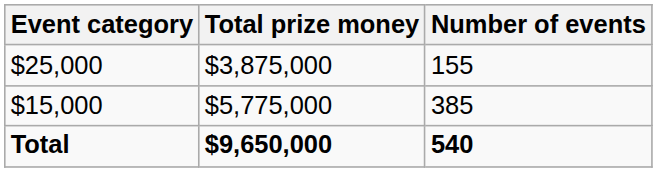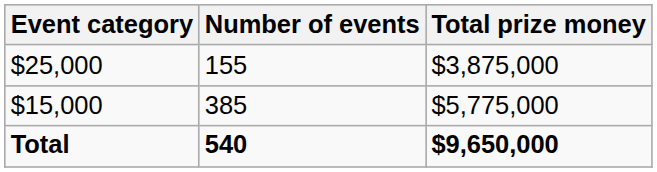columns swapped: (538, 24) <-> (312, 24)
